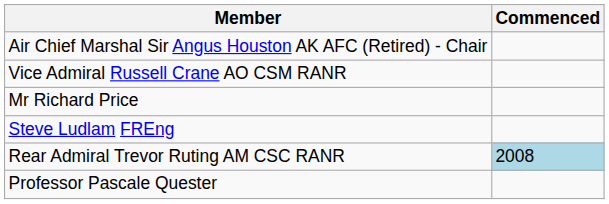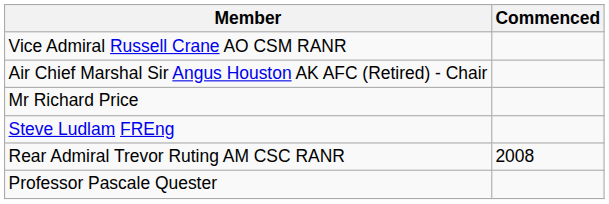rows swapped: (248, 45) <-> (178, 73)
(515, 156) lightblue background -> (515, 156) no background
